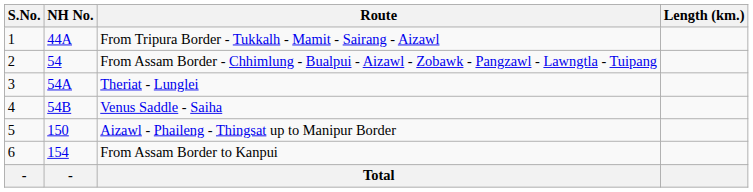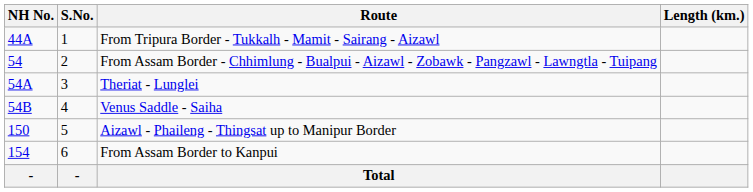columns swapped: (24, 15) <-> (70, 15)
